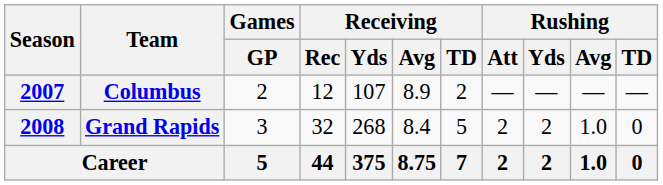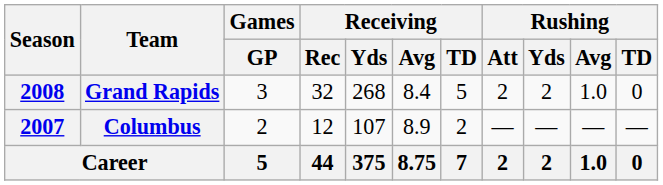rows swapped: (152, 92) <-> (152, 127)
